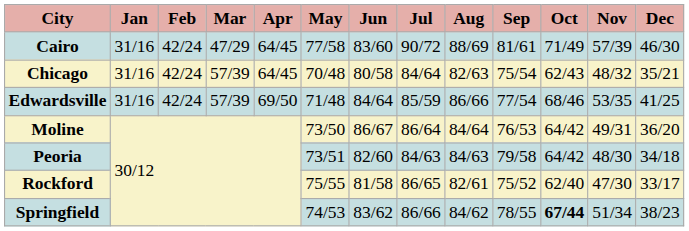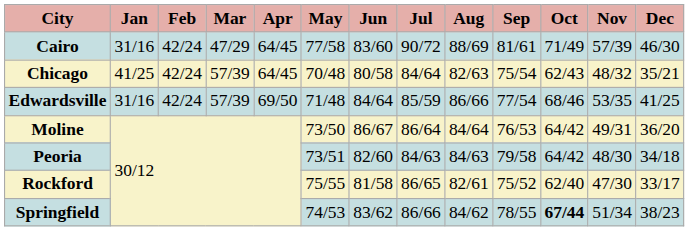(134, 73) 31/16 -> (134, 73) 41/25
